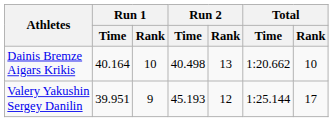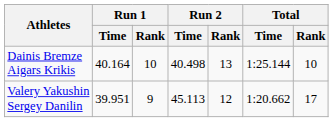(268, 63) 1:20.662 -> (268, 63) 1:25.144
(188, 99) 45.193 -> (188, 99) 45.113
(268, 99) 1:25.144 -> (268, 99) 1:20.662
